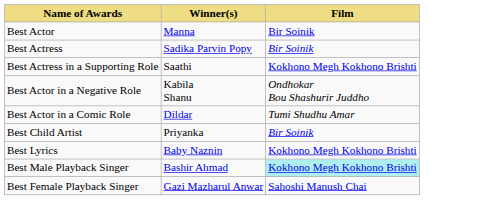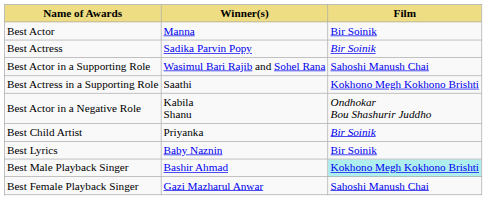+ row: (79, 66)
- row: (69, 114)
(342, 150) Kokhono Megh Kokhono Brishti -> (354, 150) Bir Soinik
